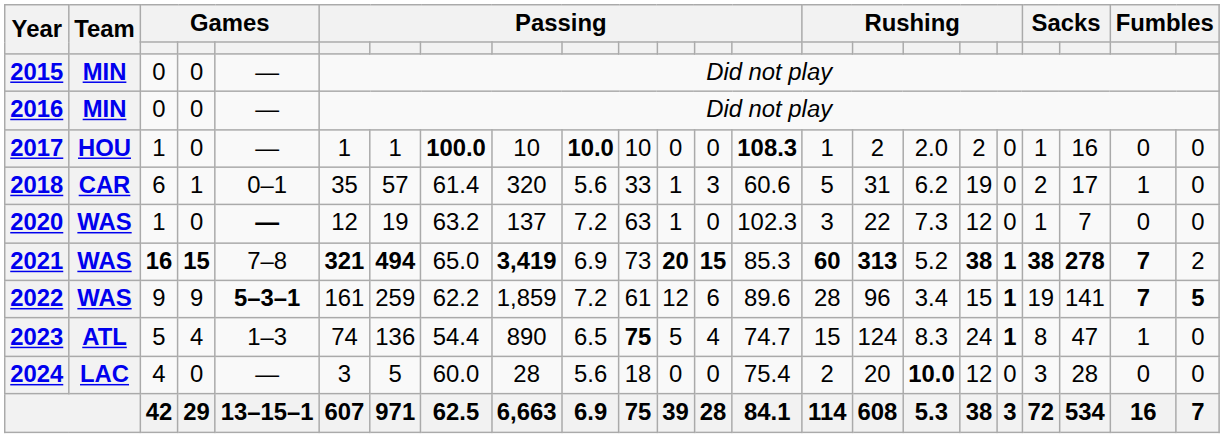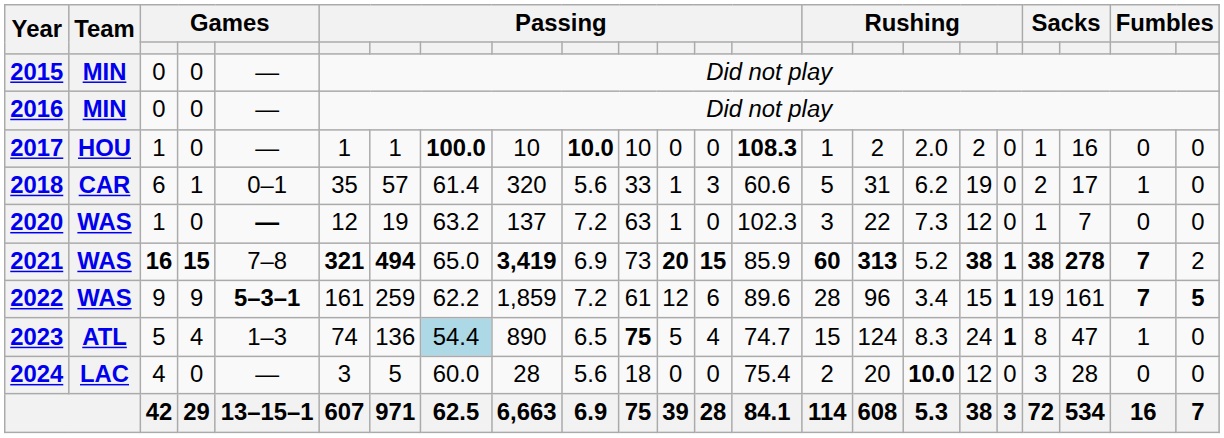(767, 261) 85.3 -> (767, 261) 85.9
(1085, 299) 141 -> (1085, 299) 161
(456, 336) no background -> (456, 336) lightblue background
